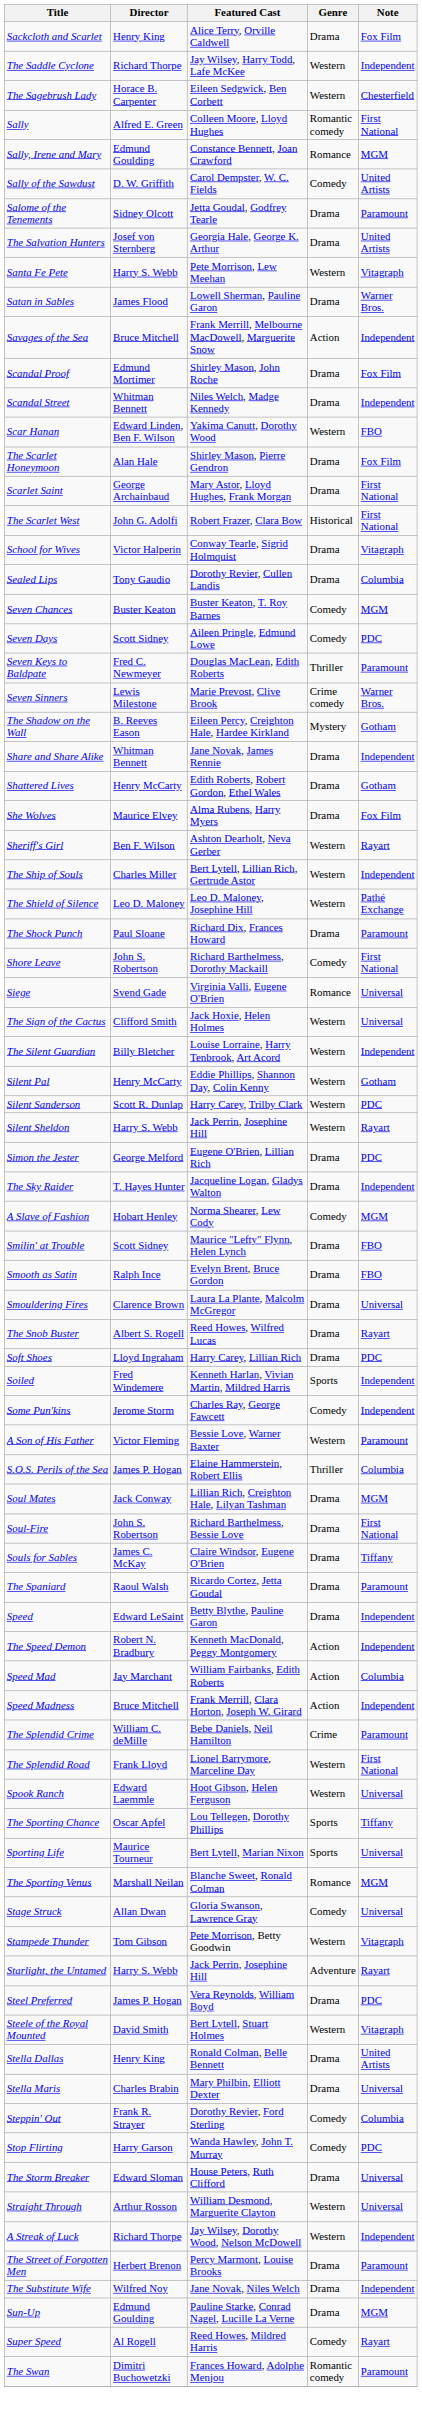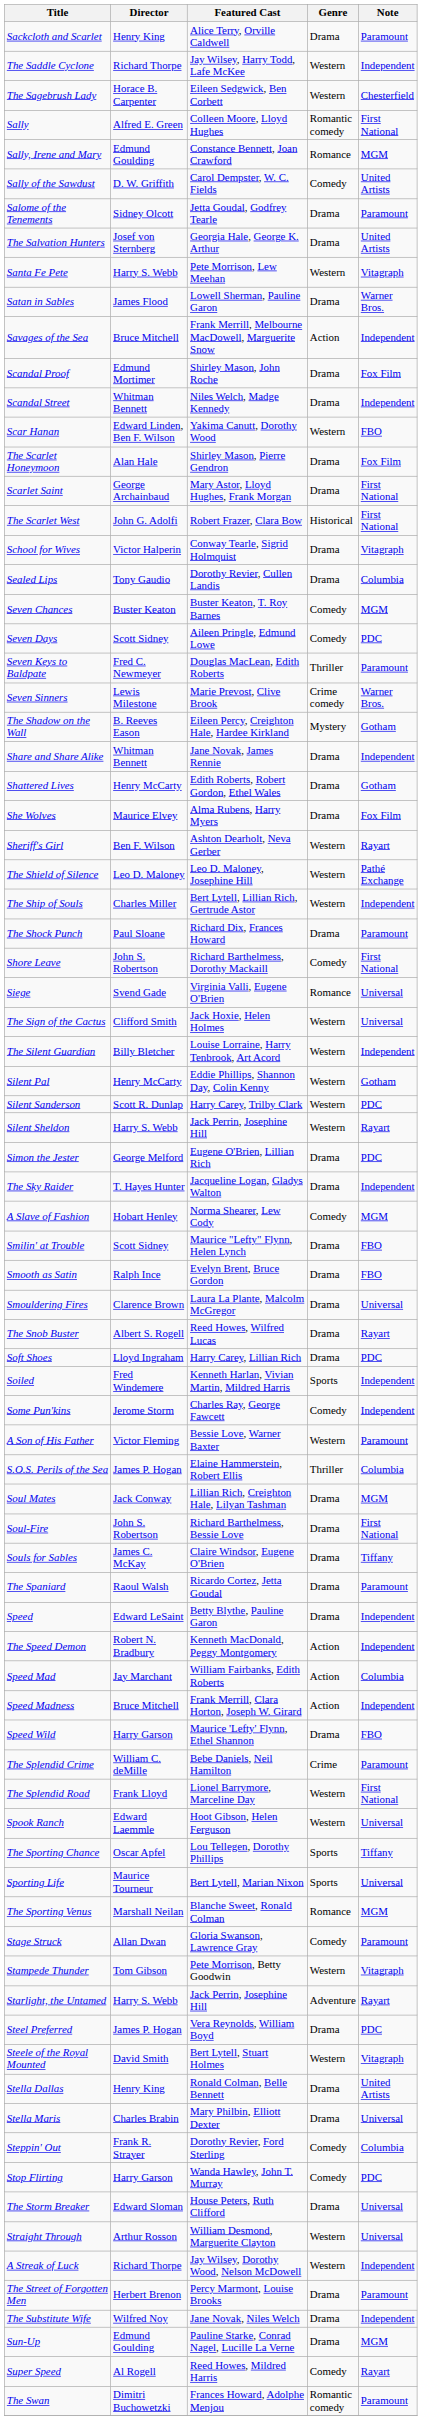(381, 36) Fox Film -> (384, 36) Paramount
rows swapped: (53, 904) <-> (45, 874)
+ row: (31, 1734)
(382, 1911) Universal -> (384, 1941) Paramount
